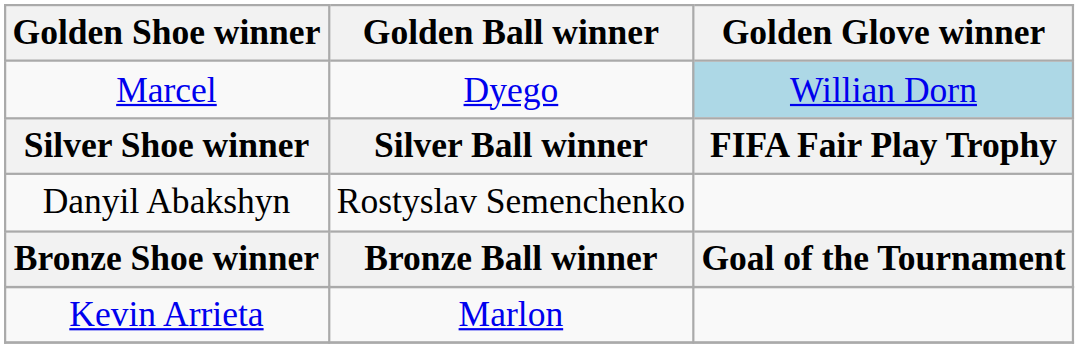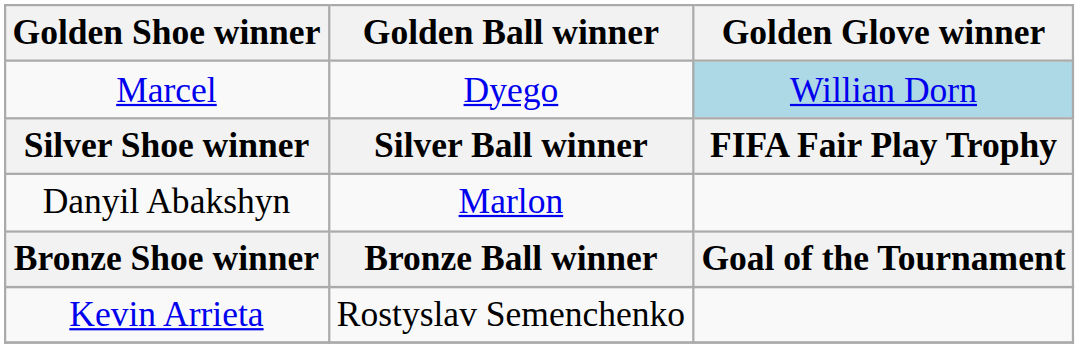(511, 201) Rostyslav Semenchenko -> (511, 201) Marlon
(511, 314) Marlon -> (511, 314) Rostyslav Semenchenko
